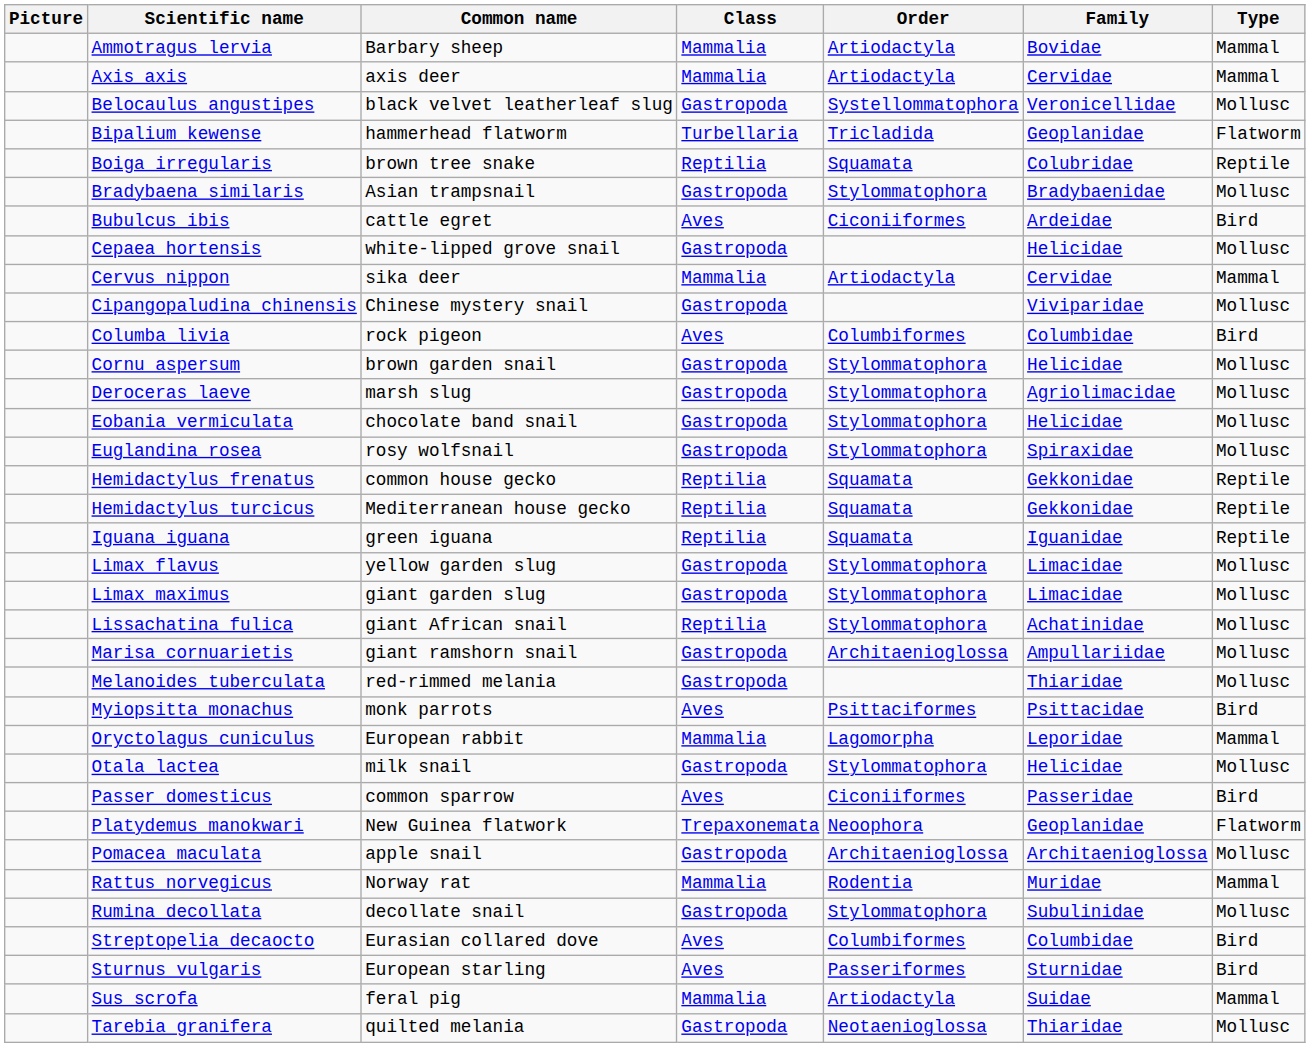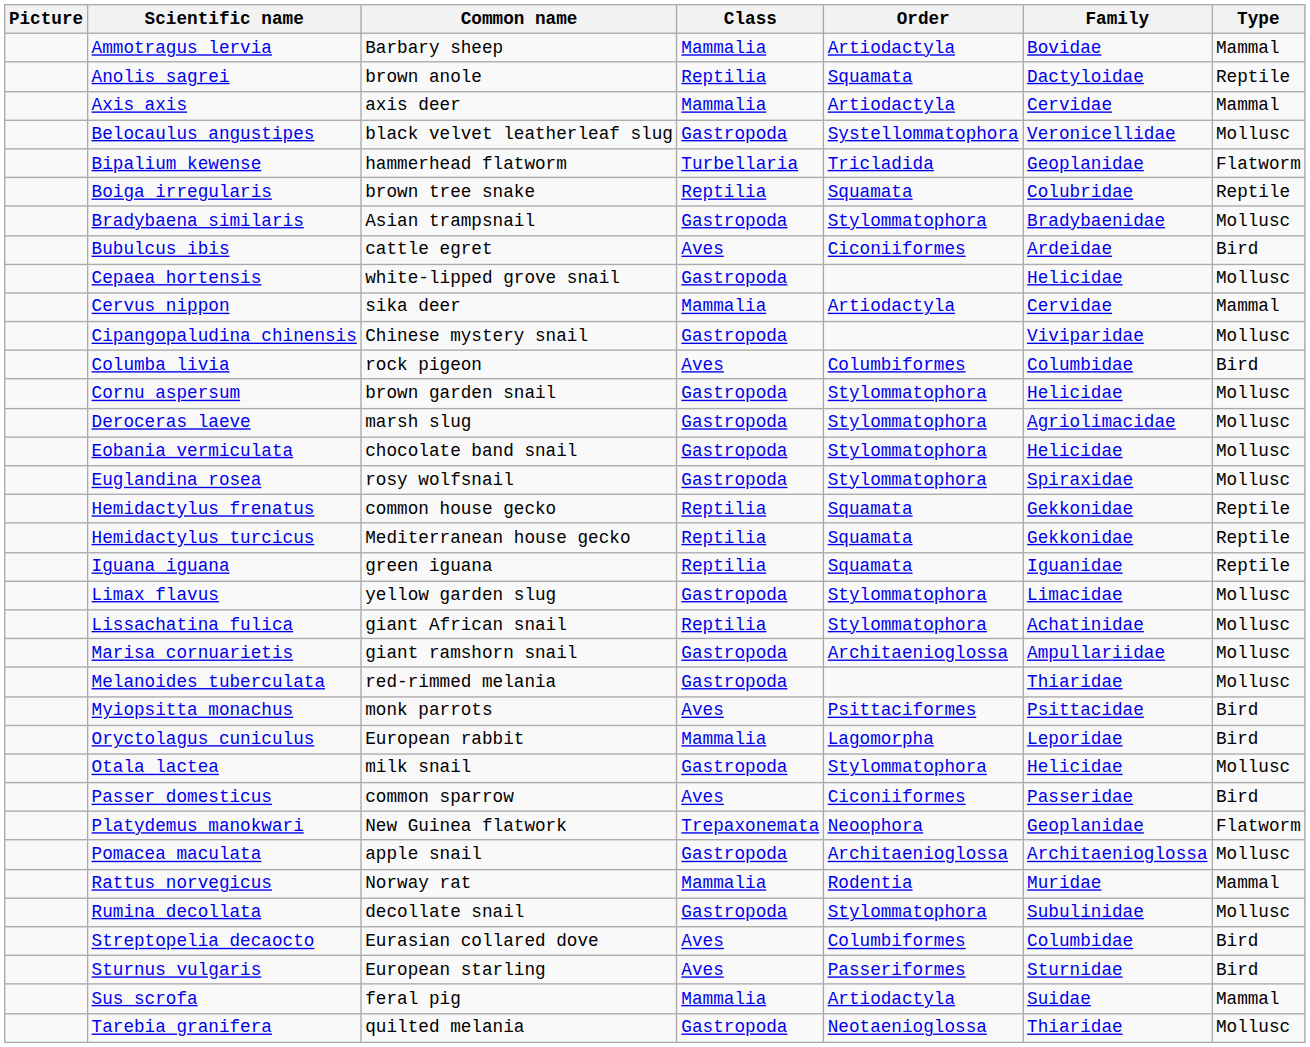+ row: (161, 77)
- row: (161, 595)
(1248, 739) Mammal -> (1237, 739) Bird
